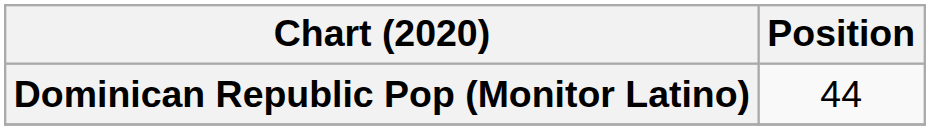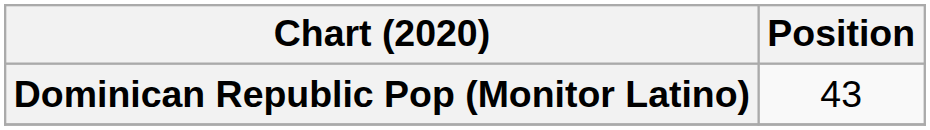(841, 93) 44 -> (841, 93) 43
